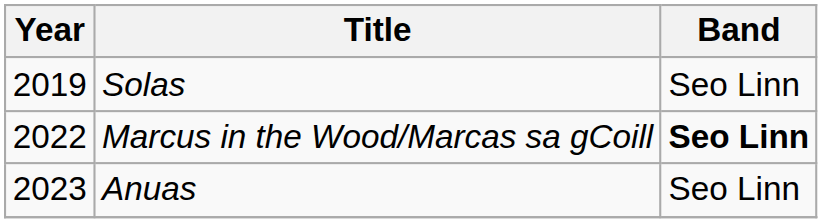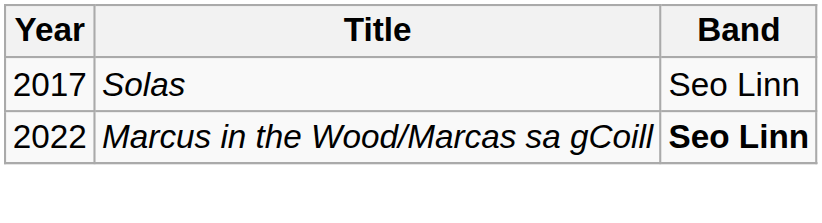(50, 83) 2019 -> (50, 83) 2017
- row: (149, 189)
